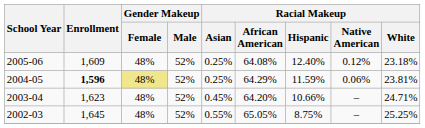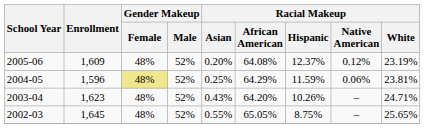(218, 61) 0.25% -> (218, 61) 0.20%
(308, 61) 12.40% -> (308, 61) 12.37%
(401, 61) 23.18% -> (401, 61) 23.19%
(93, 79) bold -> (93, 79) normal
(218, 97) 0.45% -> (218, 97) 0.43%
(308, 97) 10.66% -> (308, 97) 10.26%
(401, 115) 25.25% -> (401, 115) 25.65%
